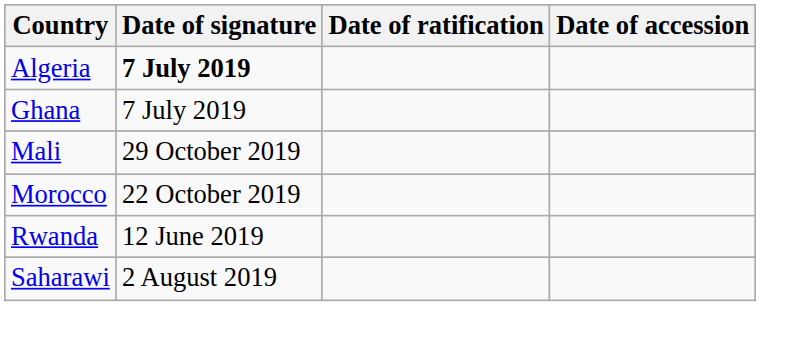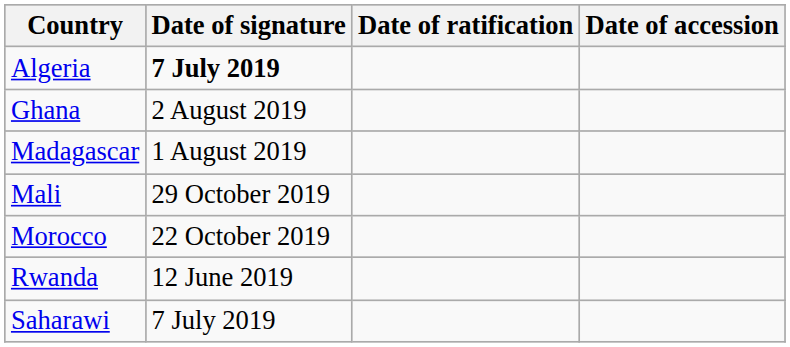(184, 109) 7 July 2019 -> (229, 109) 2 August 2019
+ row: (75, 151)
(199, 278) 2 August 2019 -> (213, 320) 7 July 2019
